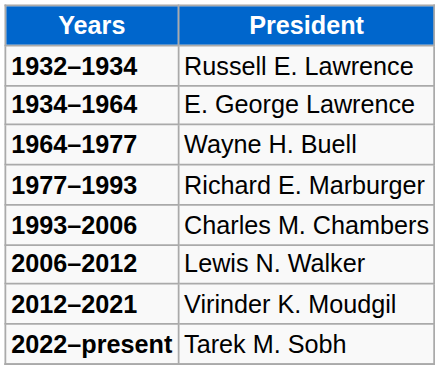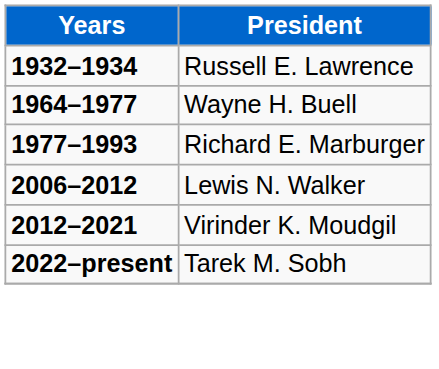- row: (300, 105)
- row: (307, 224)
